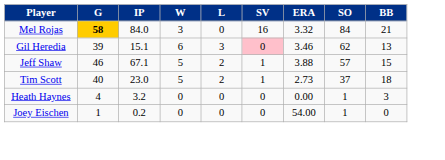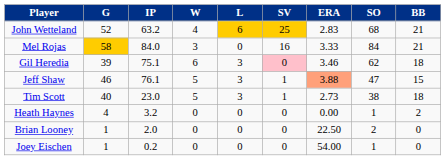+ row: (44, 29)
(98, 29) bold -> (106, 46) normal
(304, 29) 3.32 -> (329, 46) 3.33
(139, 46) 15.1 -> (151, 63) 75.1
(386, 46) 13 -> (418, 63) 18
(139, 63) 67.1 -> (151, 79) 76.1
(222, 63) 2 -> (240, 79) 3
(304, 63) no background -> (329, 79) lightsalmon background
(345, 63) 57 -> (374, 79) 47
(222, 79) 2 -> (240, 96) 3
(345, 79) 37 -> (374, 96) 38
(386, 96) 3 -> (418, 113) 2
+ row: (44, 130)
